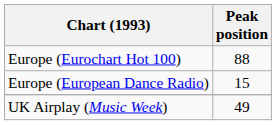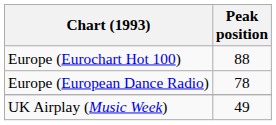(242, 82) 15 -> (242, 82) 78
